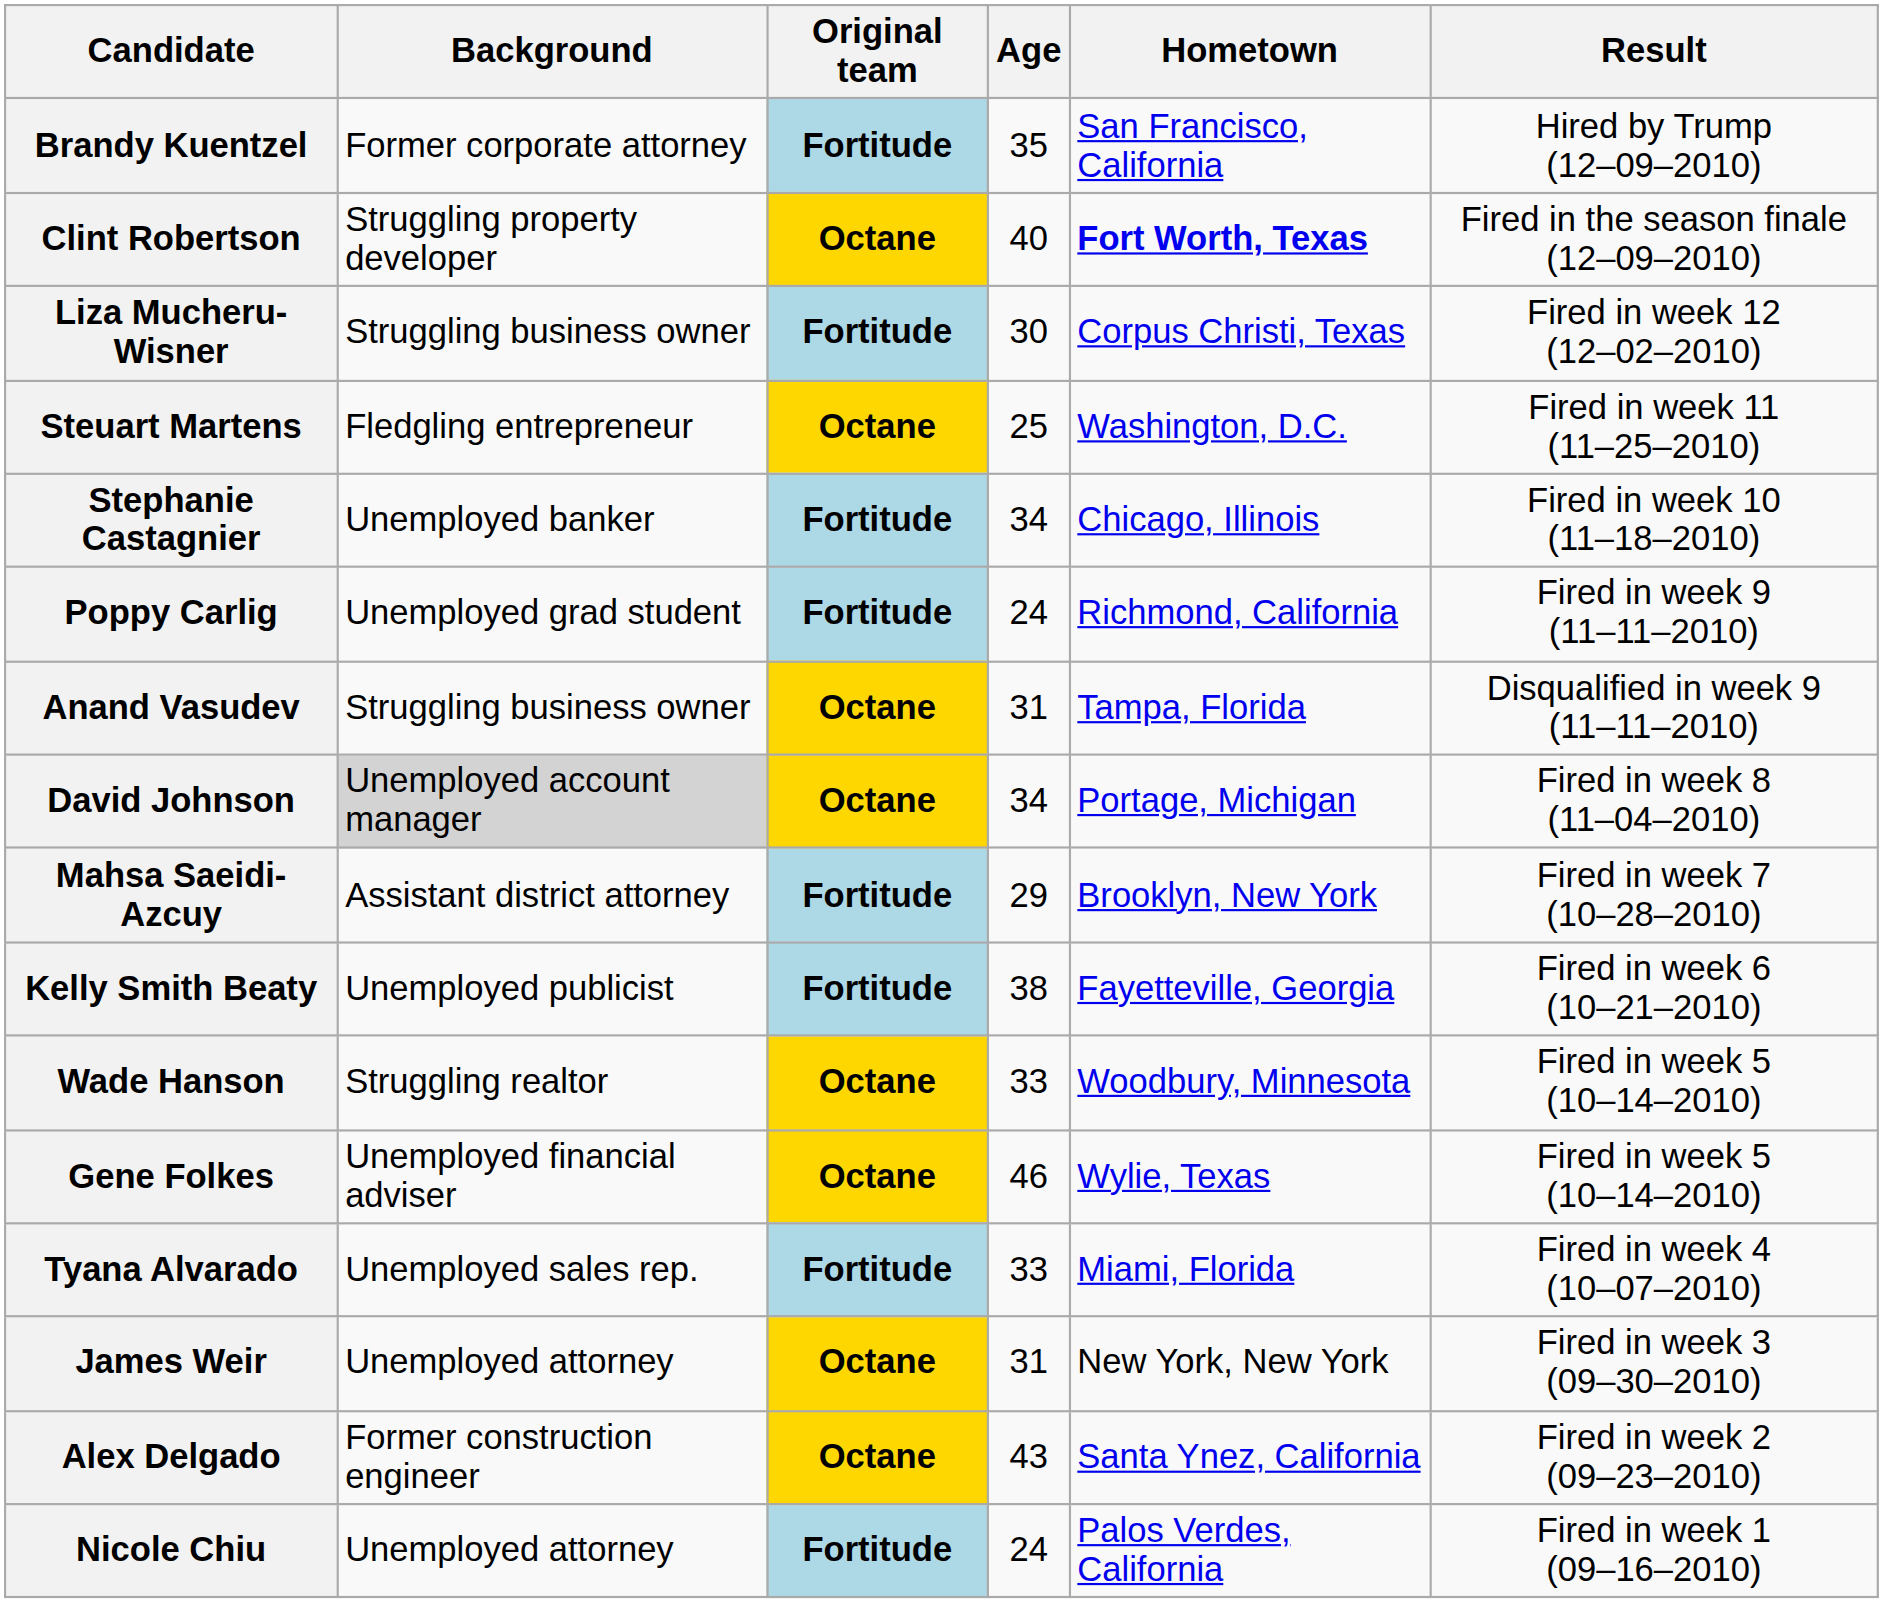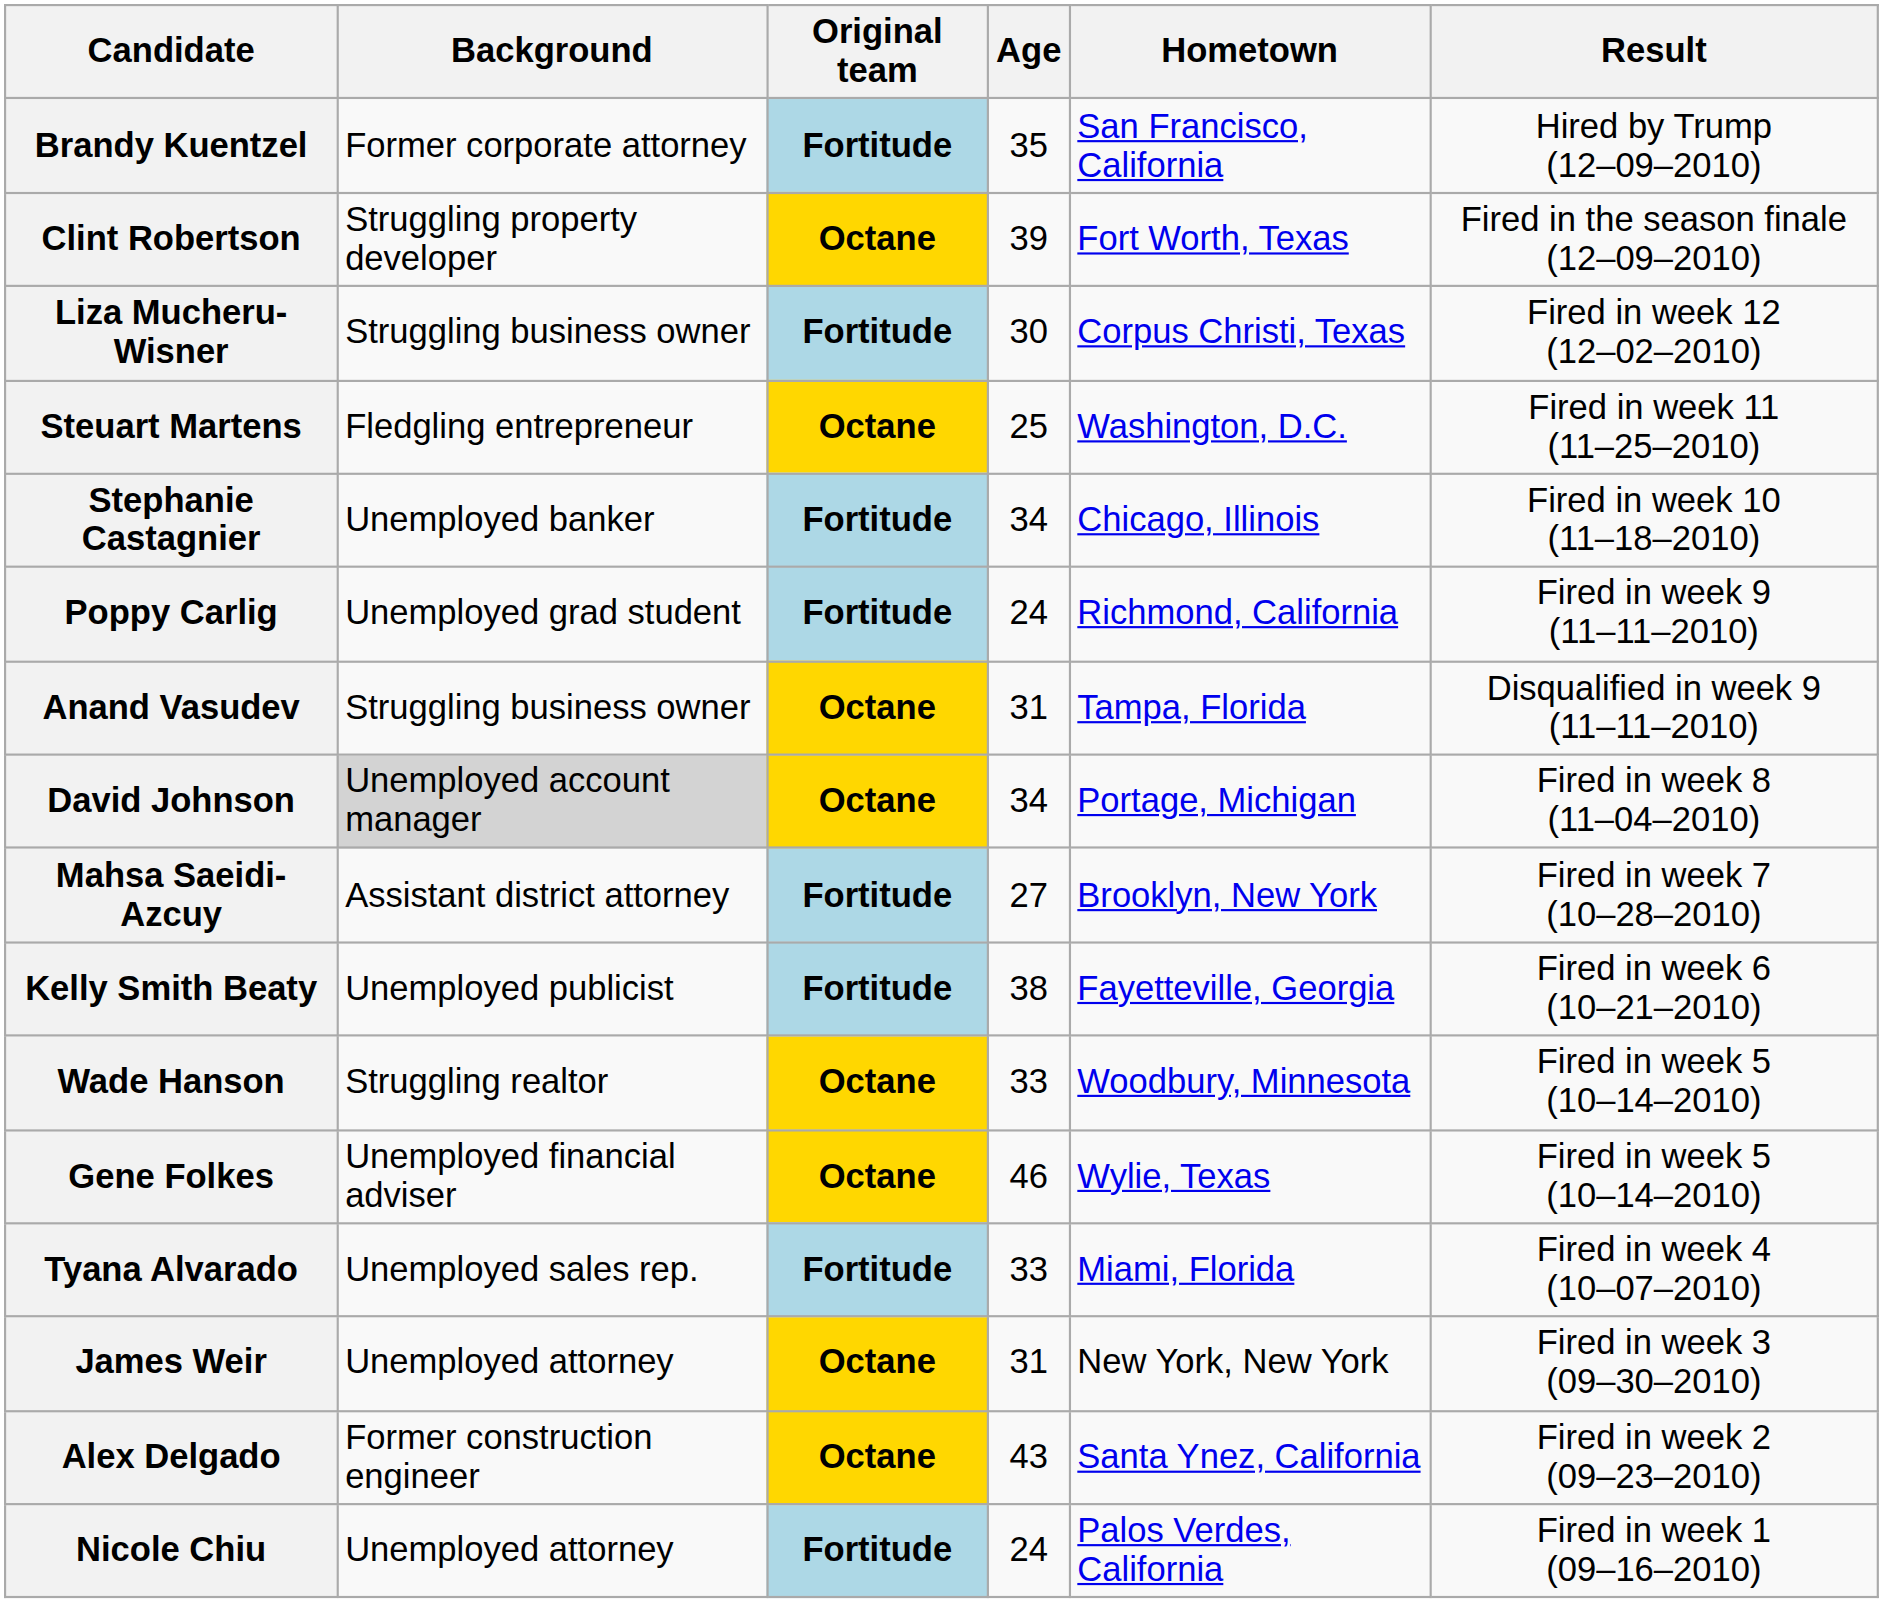(1029, 238) 40 -> (1029, 238) 39
(1223, 238) bold -> (1213, 238) normal
(1029, 894) 29 -> (1029, 894) 27
